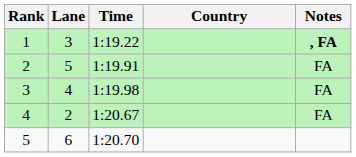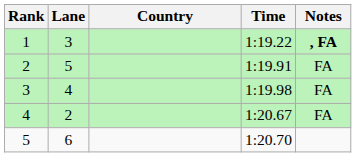columns swapped: (219, 16) <-> (116, 16)
